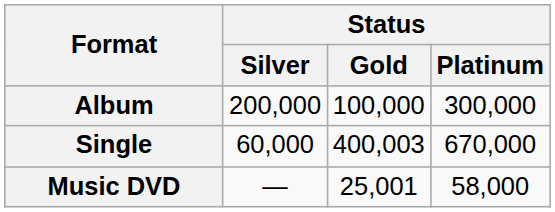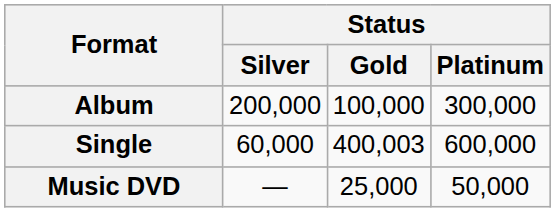(490, 145) 670,000 -> (490, 145) 600,000
(379, 186) 25,001 -> (379, 186) 25,000
(490, 186) 58,000 -> (490, 186) 50,000
